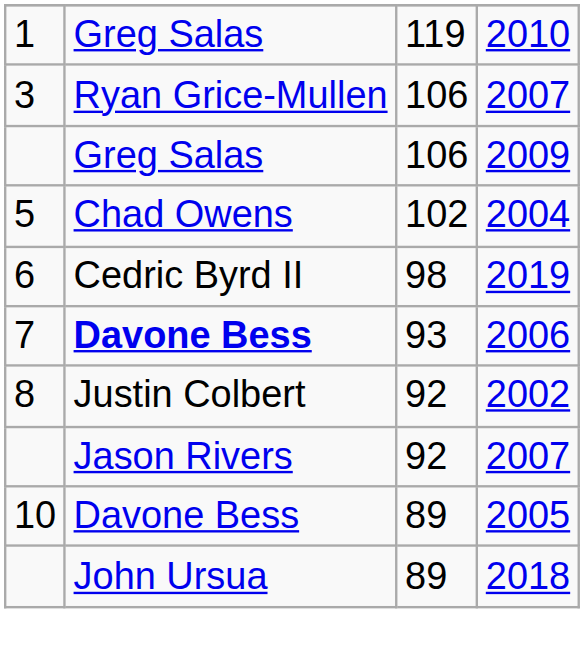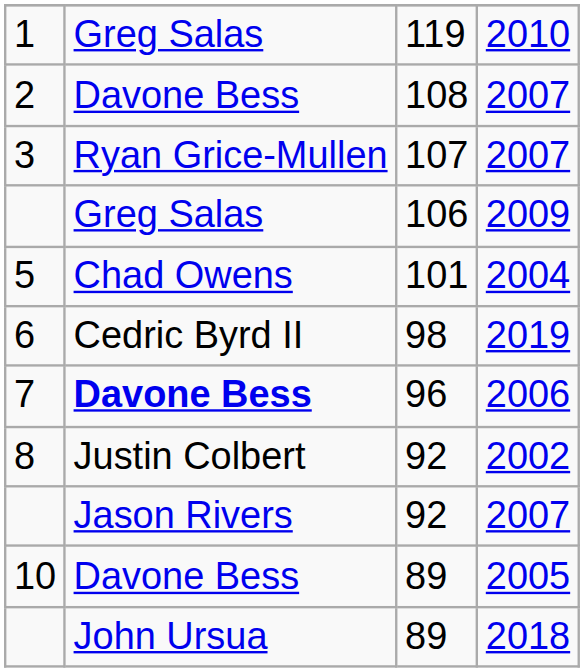+ row: (24, 94)
(437, 94) 106 -> (437, 154) 107
(437, 214) 102 -> (437, 275) 101
(426, 335) 93 -> (426, 395) 96
